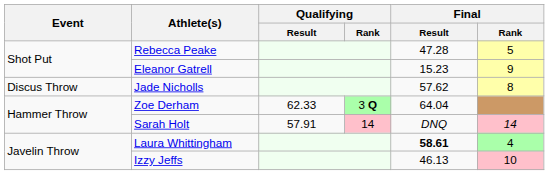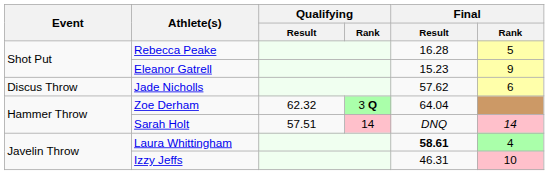(434, 50) 47.28 -> (434, 50) 16.28
(510, 87) 8 -> (510, 87) 6
(302, 106) 62.33 -> (302, 106) 62.32
(302, 124) 57.91 -> (302, 124) 57.51
(434, 161) 46.13 -> (434, 161) 46.31
